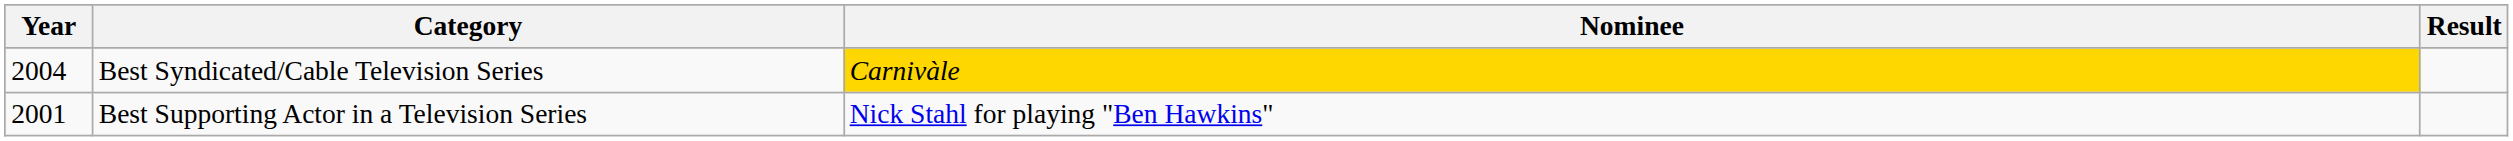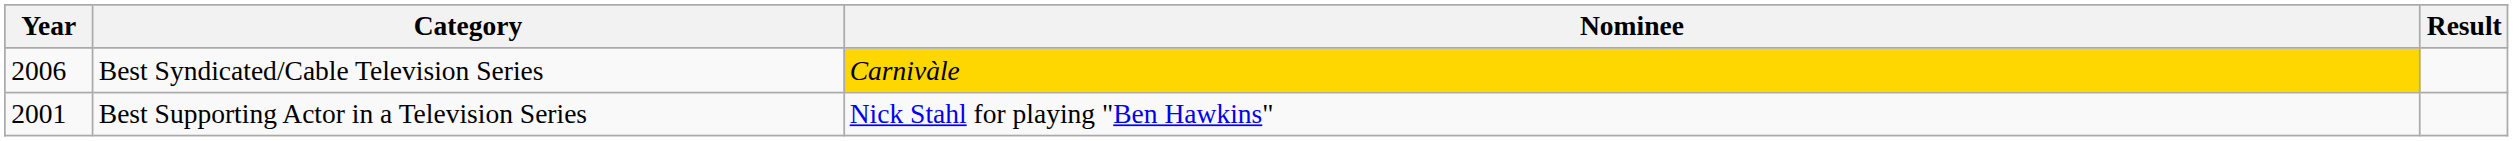(39, 69) 2004 -> (39, 69) 2006
